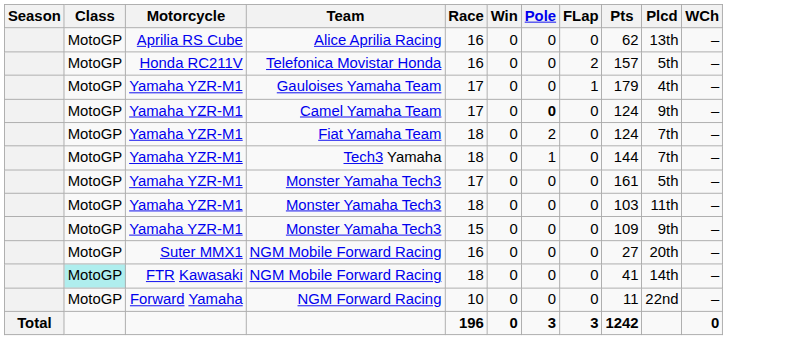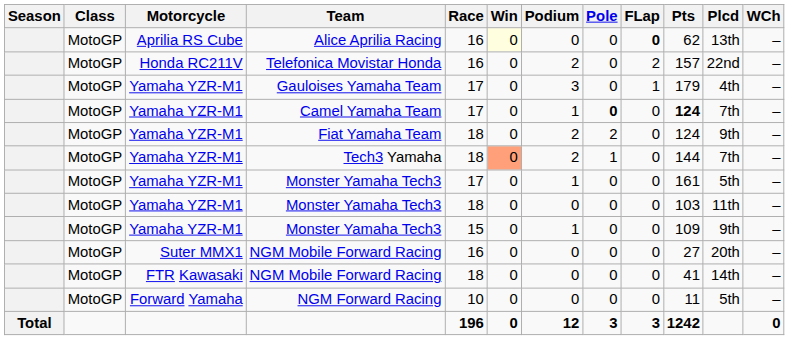+ column: (552, 16)
(514, 39) no background -> (514, 39) lightyellow background
(594, 39) normal -> (656, 39) bold
(668, 63) 5th -> (723, 63) 22nd
(626, 110) normal -> (687, 110) bold
(668, 110) 9th -> (730, 110) 7th
(668, 134) 7th -> (730, 134) 9th
(514, 157) no background -> (514, 157) lightsalmon background
(95, 275) paleturquoise background -> (95, 275) no background
(662, 299) 22nd -> (730, 299) 5th
